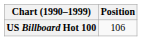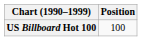(118, 28) 106 -> (118, 28) 100
